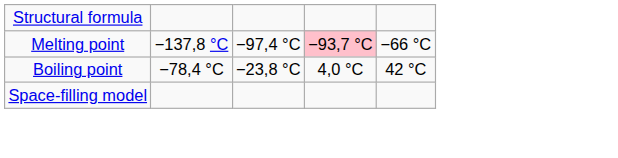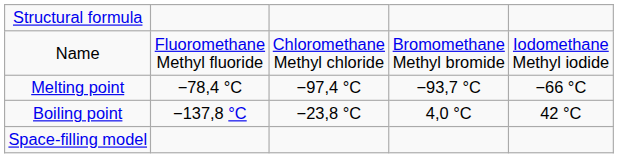+ row: (78, 53)
(192, 44) −137,8 °C -> (210, 88) −78,4 °C
(340, 44) pink background -> (449, 88) no background
(192, 70) −78,4 °C -> (210, 114) −137,8 °C
